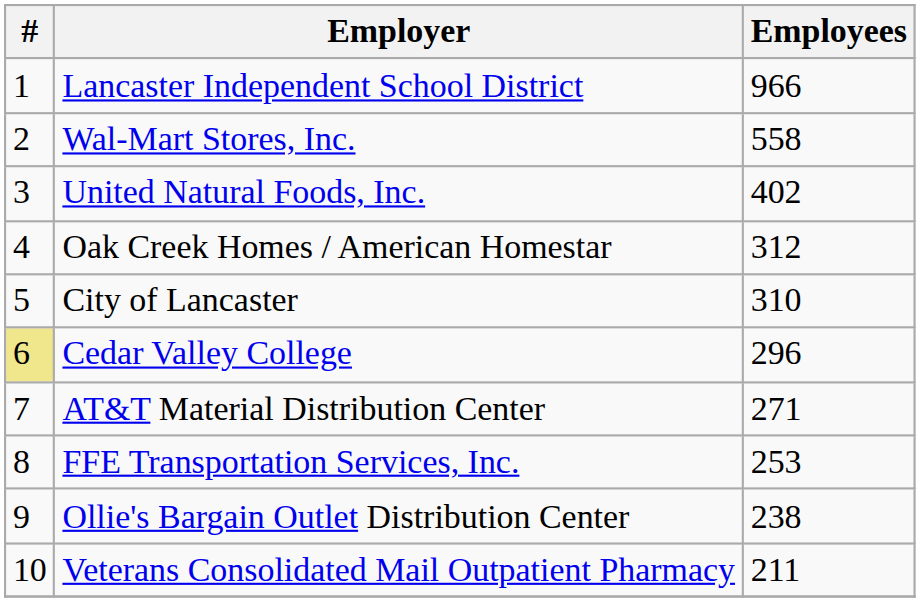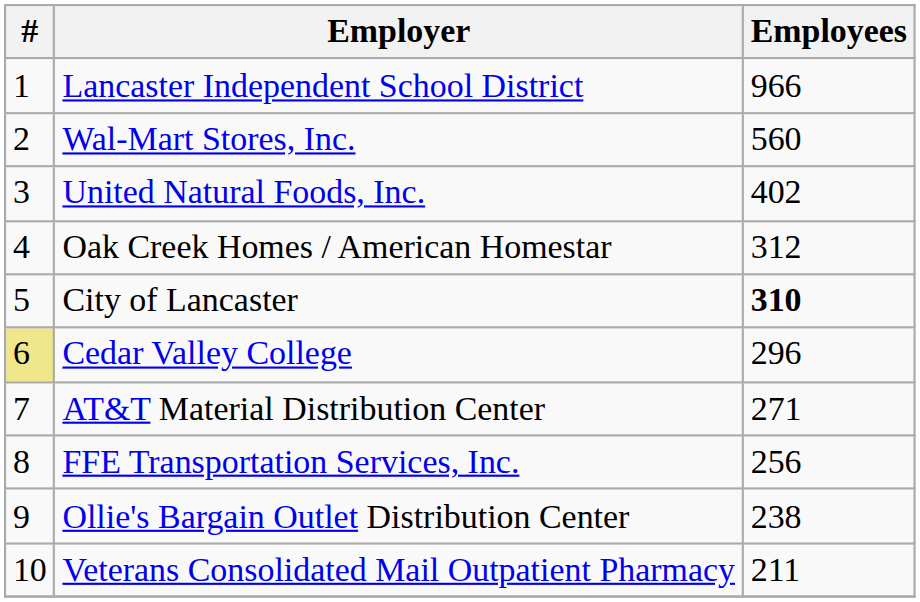(776, 138) 558 -> (776, 138) 560
(776, 300) normal -> (776, 300) bold
(776, 461) 253 -> (776, 461) 256
